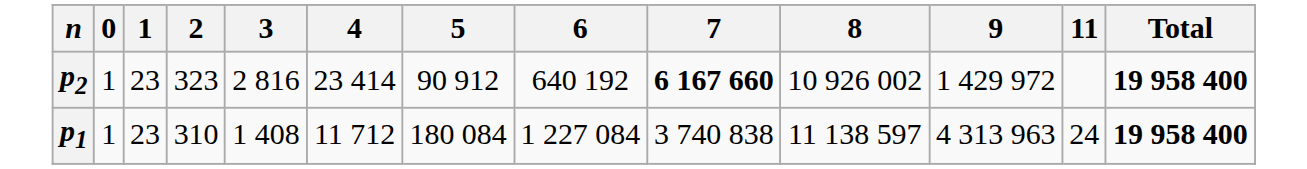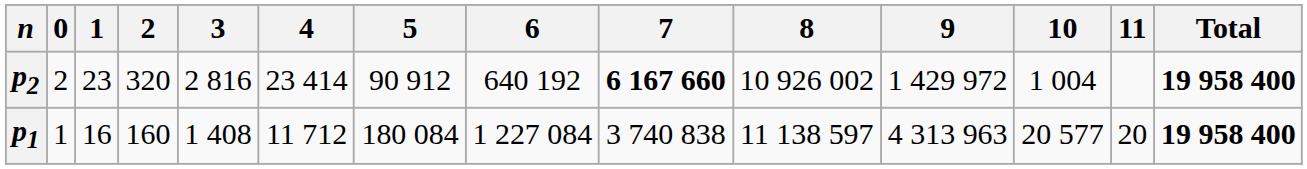+ column: (1062, 28)
(109, 79) 1 -> (61, 79) 2
(196, 79) 323 -> (148, 79) 320
(145, 134) 23 -> (97, 134) 16
(196, 134) 310 -> (148, 134) 160
(1084, 134) 24 -> (1132, 134) 20
